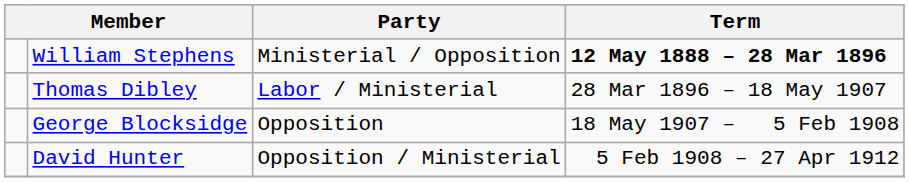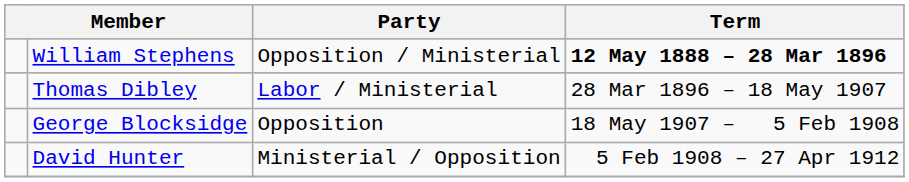(409, 56) Ministerial / Opposition -> (409, 56) Opposition / Ministerial
(409, 159) Opposition / Ministerial -> (409, 159) Ministerial / Opposition
